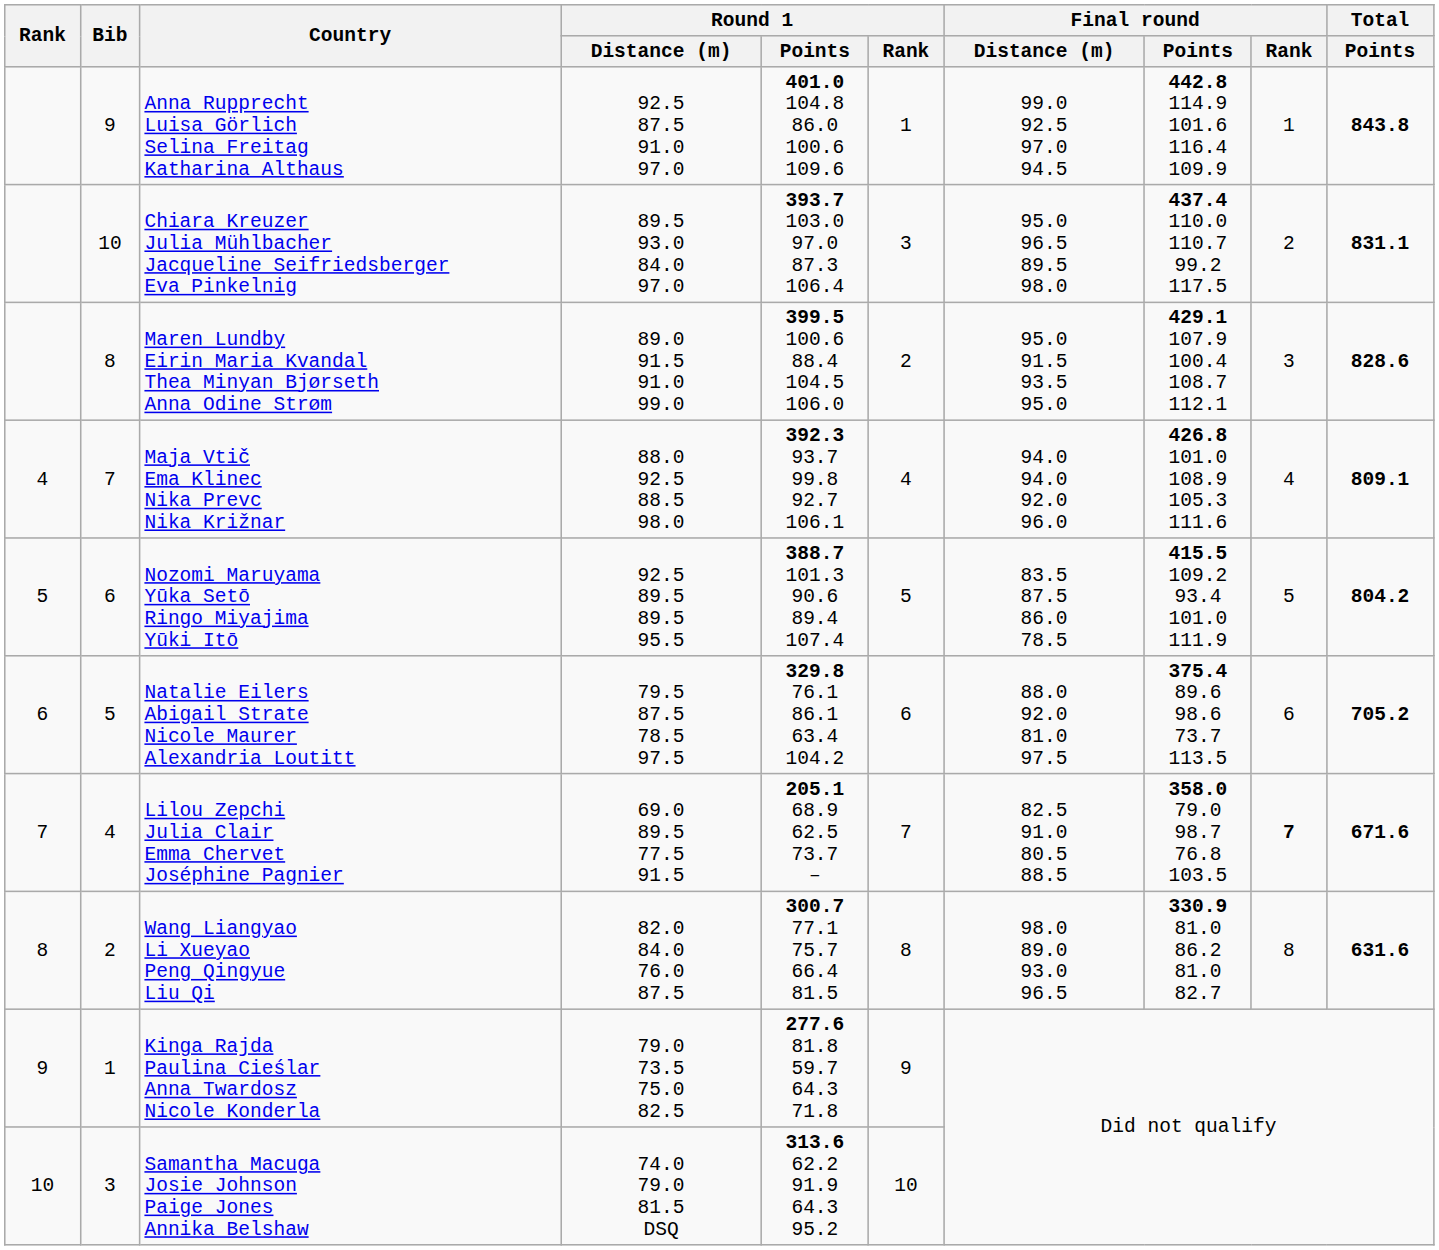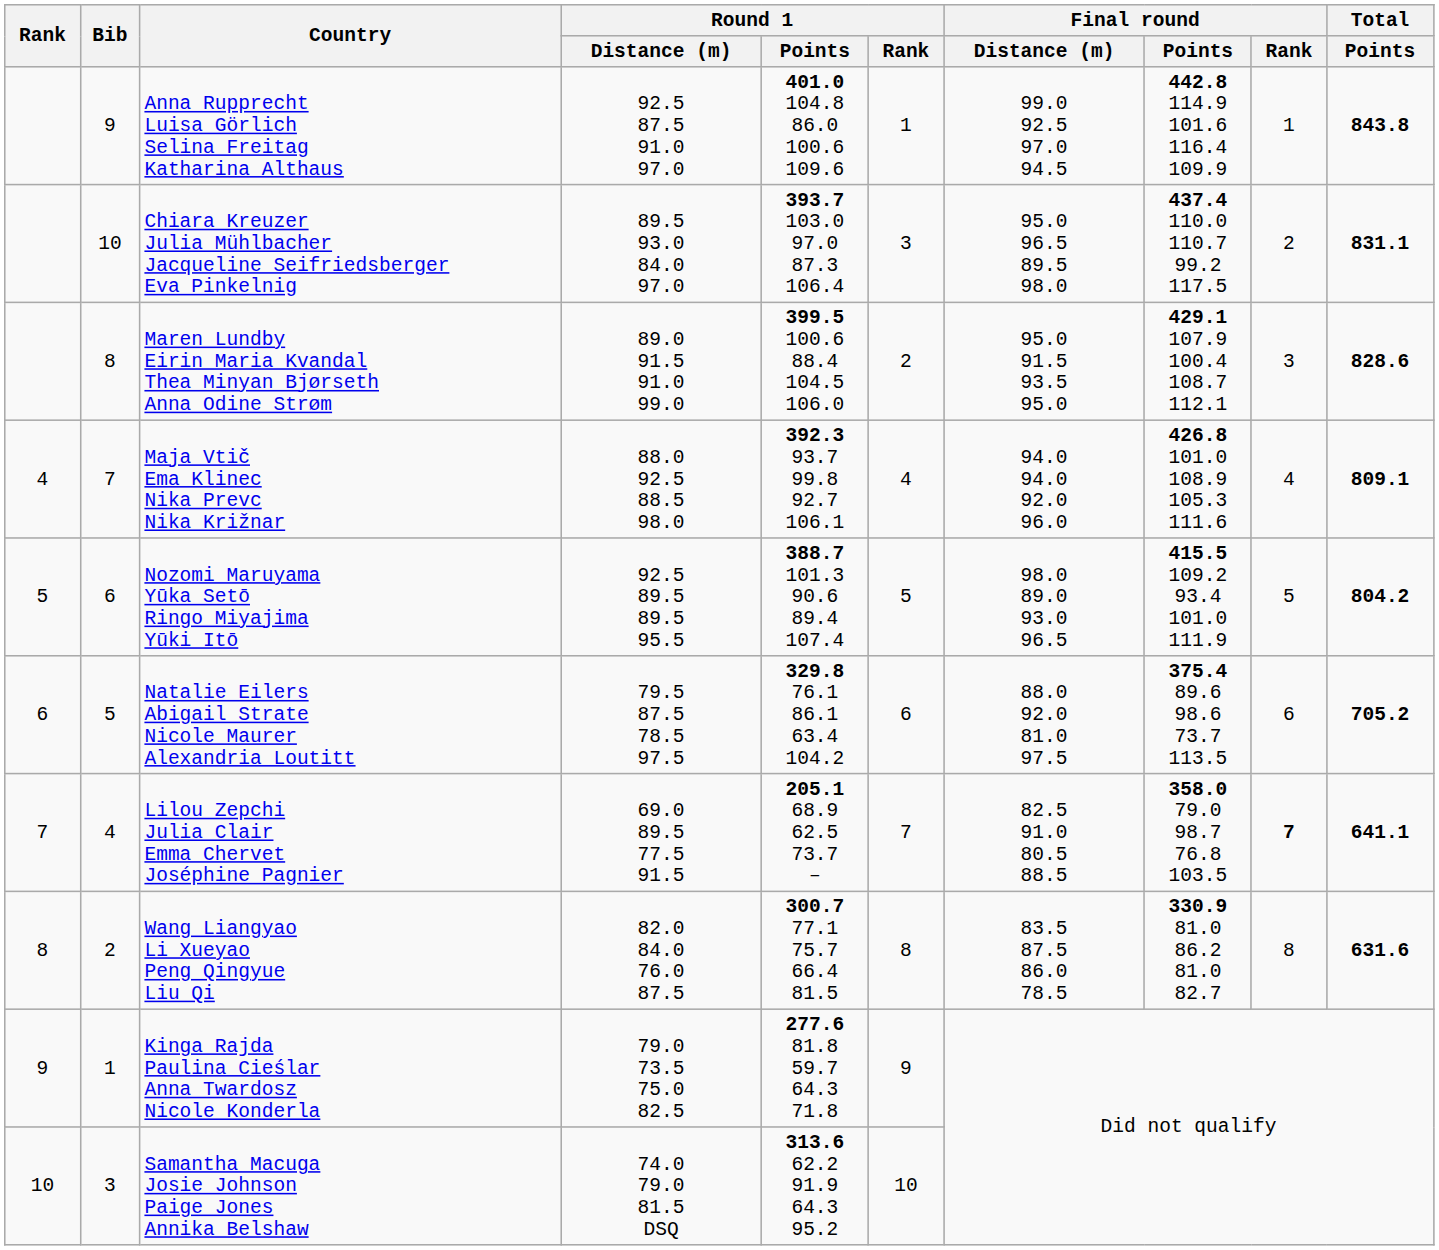(1044, 608) 83.5 87.5 86.0 78.5 -> (1044, 608) 98.0 89.0 93.0 96.5
(1380, 832) 671.6 -> (1380, 832) 641.1
(1044, 961) 98.0 89.0 93.0 96.5 -> (1044, 961) 83.5 87.5 86.0 78.5
